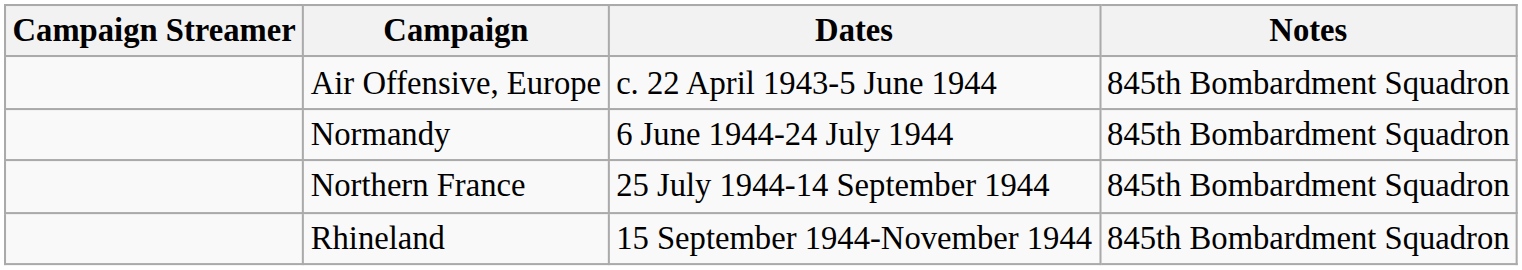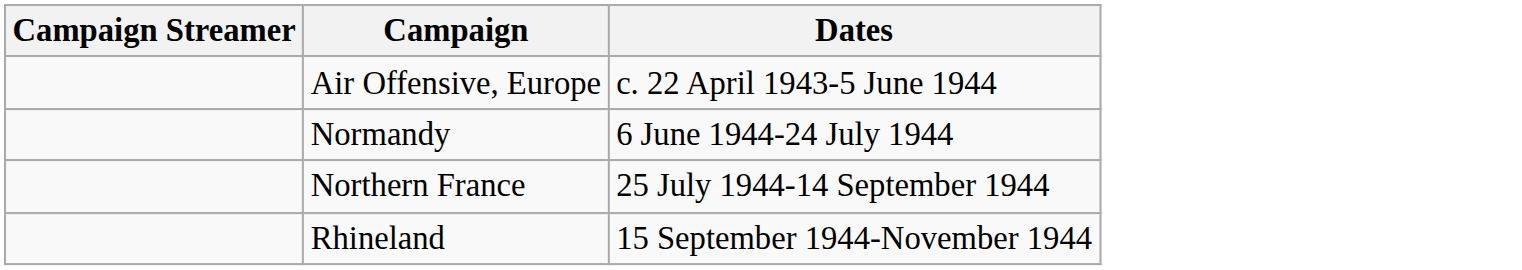- column: (1308, 30)
